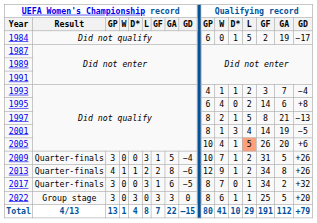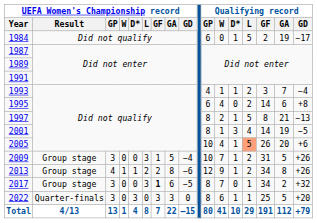(69, 158) Quarter-finals -> (69, 158) Group stage
(69, 171) Quarter-finals -> (69, 171) Group stage
(69, 185) Quarter-finals -> (69, 185) Group stage
(158, 185) normal -> (158, 185) bold
(69, 198) Group stage -> (69, 198) Quarter-finals
